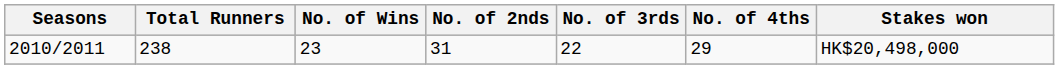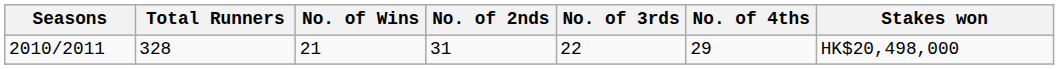(155, 49) 238 -> (155, 49) 328
(311, 49) 23 -> (311, 49) 21
